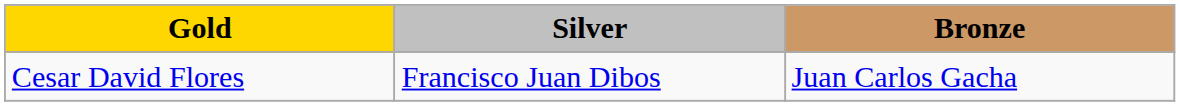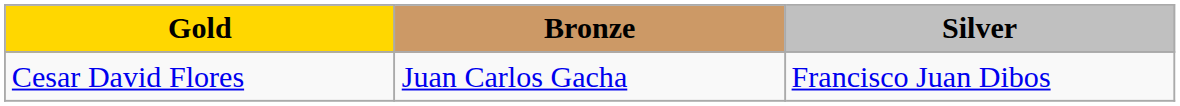columns swapped: (590, 28) <-> (980, 28)
